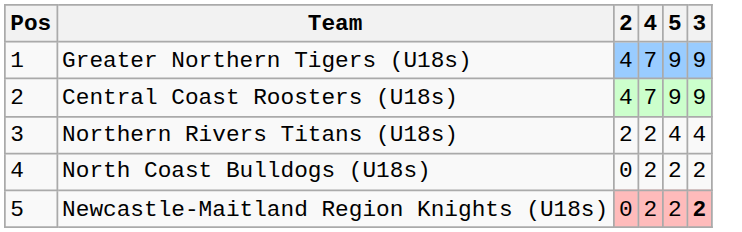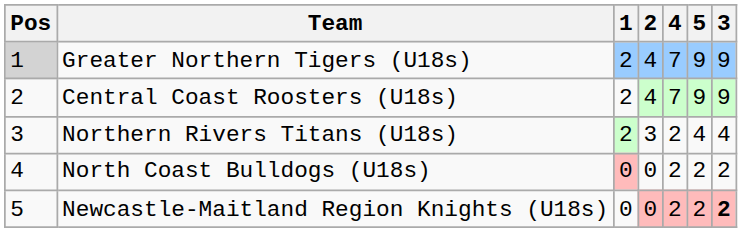+ column: (626, 23)
(17, 60) no background -> (17, 60) lightgrey background
(626, 135) 2 -> (650, 135) 3
